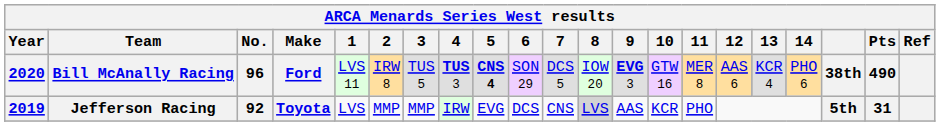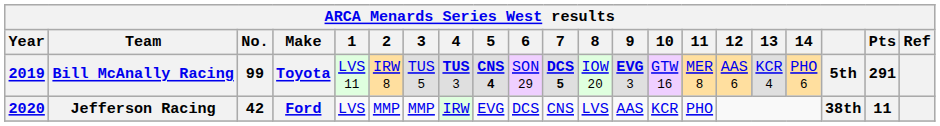(27, 75) 2020 -> (27, 75) 2019
(255, 75) 96 -> (255, 75) 99
(303, 75) Ford -> (303, 75) Toyota
(560, 74) normal -> (560, 75) bold
(843, 75) 38th -> (843, 75) 5th
(882, 75) 490 -> (882, 75) 291
(27, 108) 2019 -> (27, 108) 2020
(255, 108) 92 -> (255, 108) 42
(303, 108) Toyota -> (303, 108) Ford
(595, 108) lightgrey background -> (595, 108) no background
(843, 108) 5th -> (843, 108) 38th
(882, 108) 31 -> (882, 108) 11
